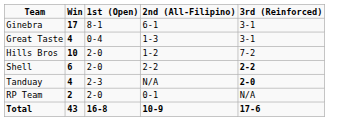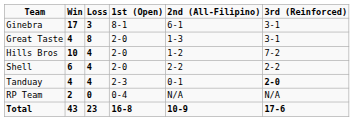+ column: (97, 11)
(95, 39) 0-4 -> (119, 39) 2-0
(247, 67) bold -> (272, 67) normal
(150, 81) N/A -> (175, 81) 0-1
(95, 95) 2-0 -> (119, 95) 0-4
(150, 95) 0-1 -> (175, 95) N/A
